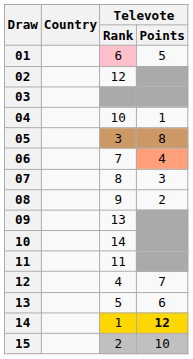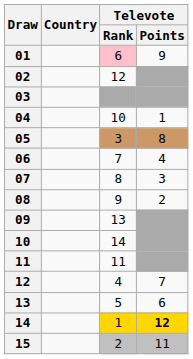(162, 56) 5 -> (162, 56) 9
(162, 159) lightsalmon background -> (162, 159) no background
(162, 344) 10 -> (162, 344) 11
